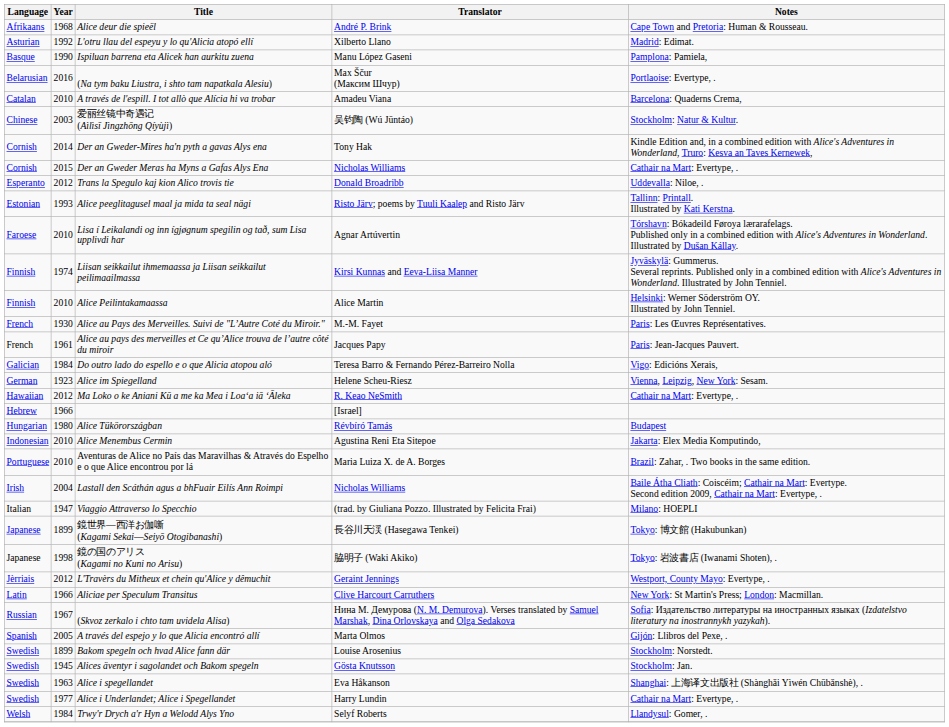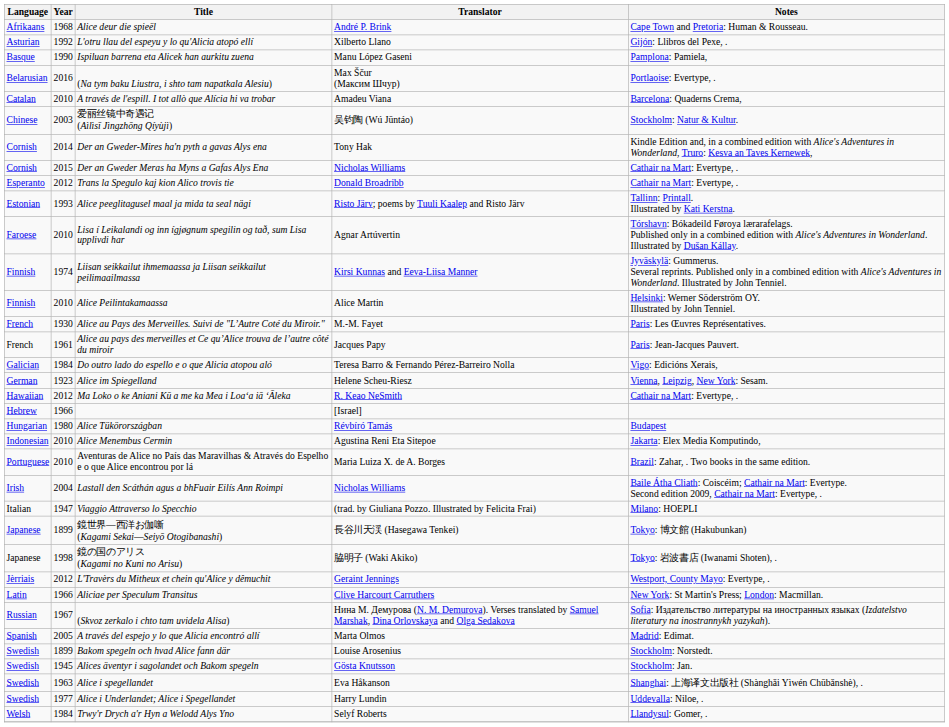(662, 42) Madrid: Edimat. -> (679, 42) Gijón: Llibros del Pexe, .
(667, 183) Uddevalla: Niloe, . -> (684, 183) Cathair na Mart: Evertype, .
(679, 636) Gijón: Llibros del Pexe, . -> (662, 636) Madrid: Edimat.
(684, 698) Cathair na Mart: Evertype, . -> (667, 698) Uddevalla: Niloe, .
